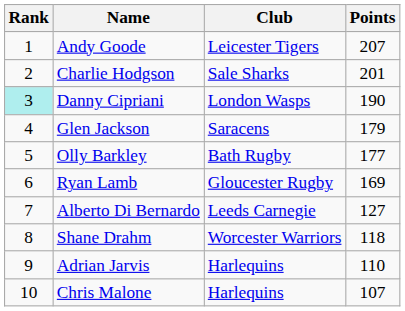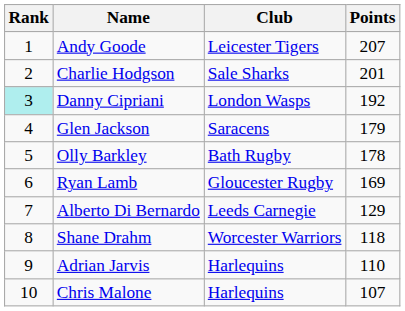(372, 100) 190 -> (372, 100) 192
(372, 155) 177 -> (372, 155) 178
(372, 210) 127 -> (372, 210) 129
